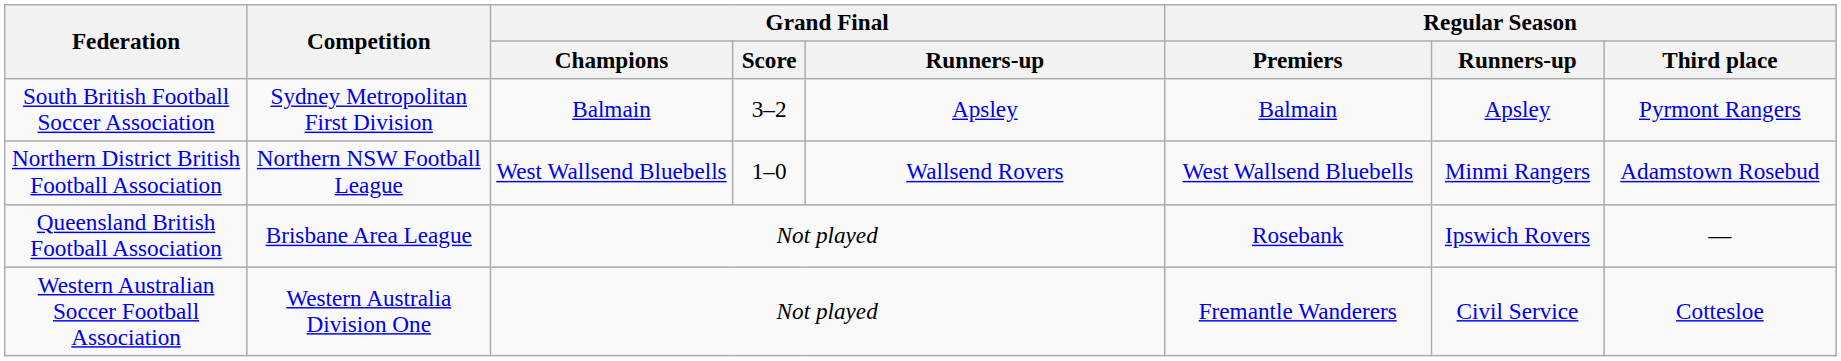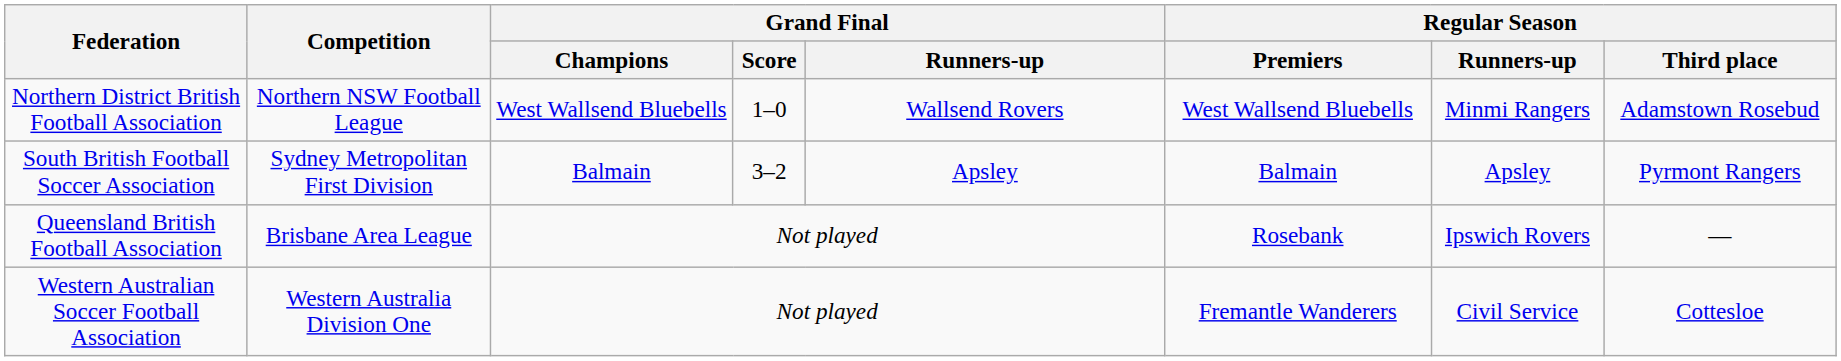rows swapped: (126, 172) <-> (126, 109)
